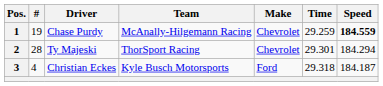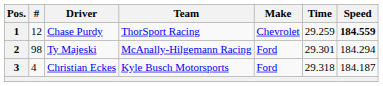(37, 31) 19 -> (37, 31) 12
(186, 31) McAnally-Hilgemann Racing -> (160, 31) ThorSport Racing
(37, 49) 28 -> (37, 49) 98
(160, 49) ThorSport Racing -> (186, 49) McAnally-Hilgemann Racing
(278, 49) Chevrolet -> (267, 49) Ford
